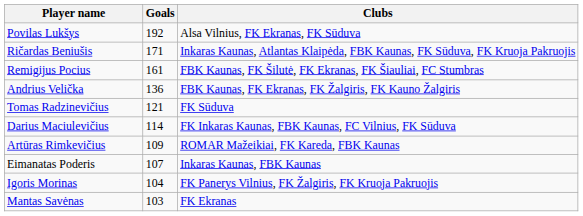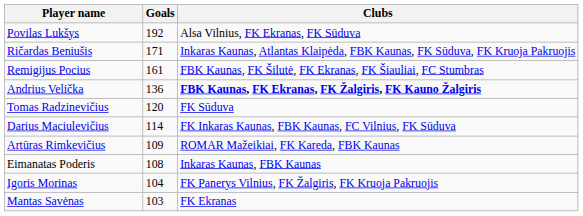(320, 88) normal -> (331, 88) bold
(155, 107) 121 -> (155, 107) 120
(155, 164) 107 -> (155, 164) 108
